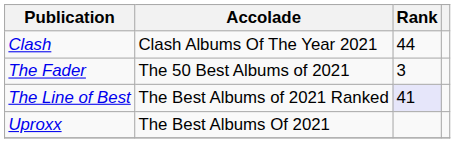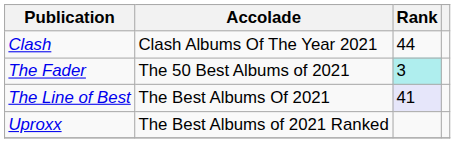(401, 71) no background -> (401, 71) paleturquoise background
(264, 97) The Best Albums of 2021 Ranked -> (234, 97) The Best Albums Of 2021
(234, 124) The Best Albums Of 2021 -> (264, 124) The Best Albums of 2021 Ranked
